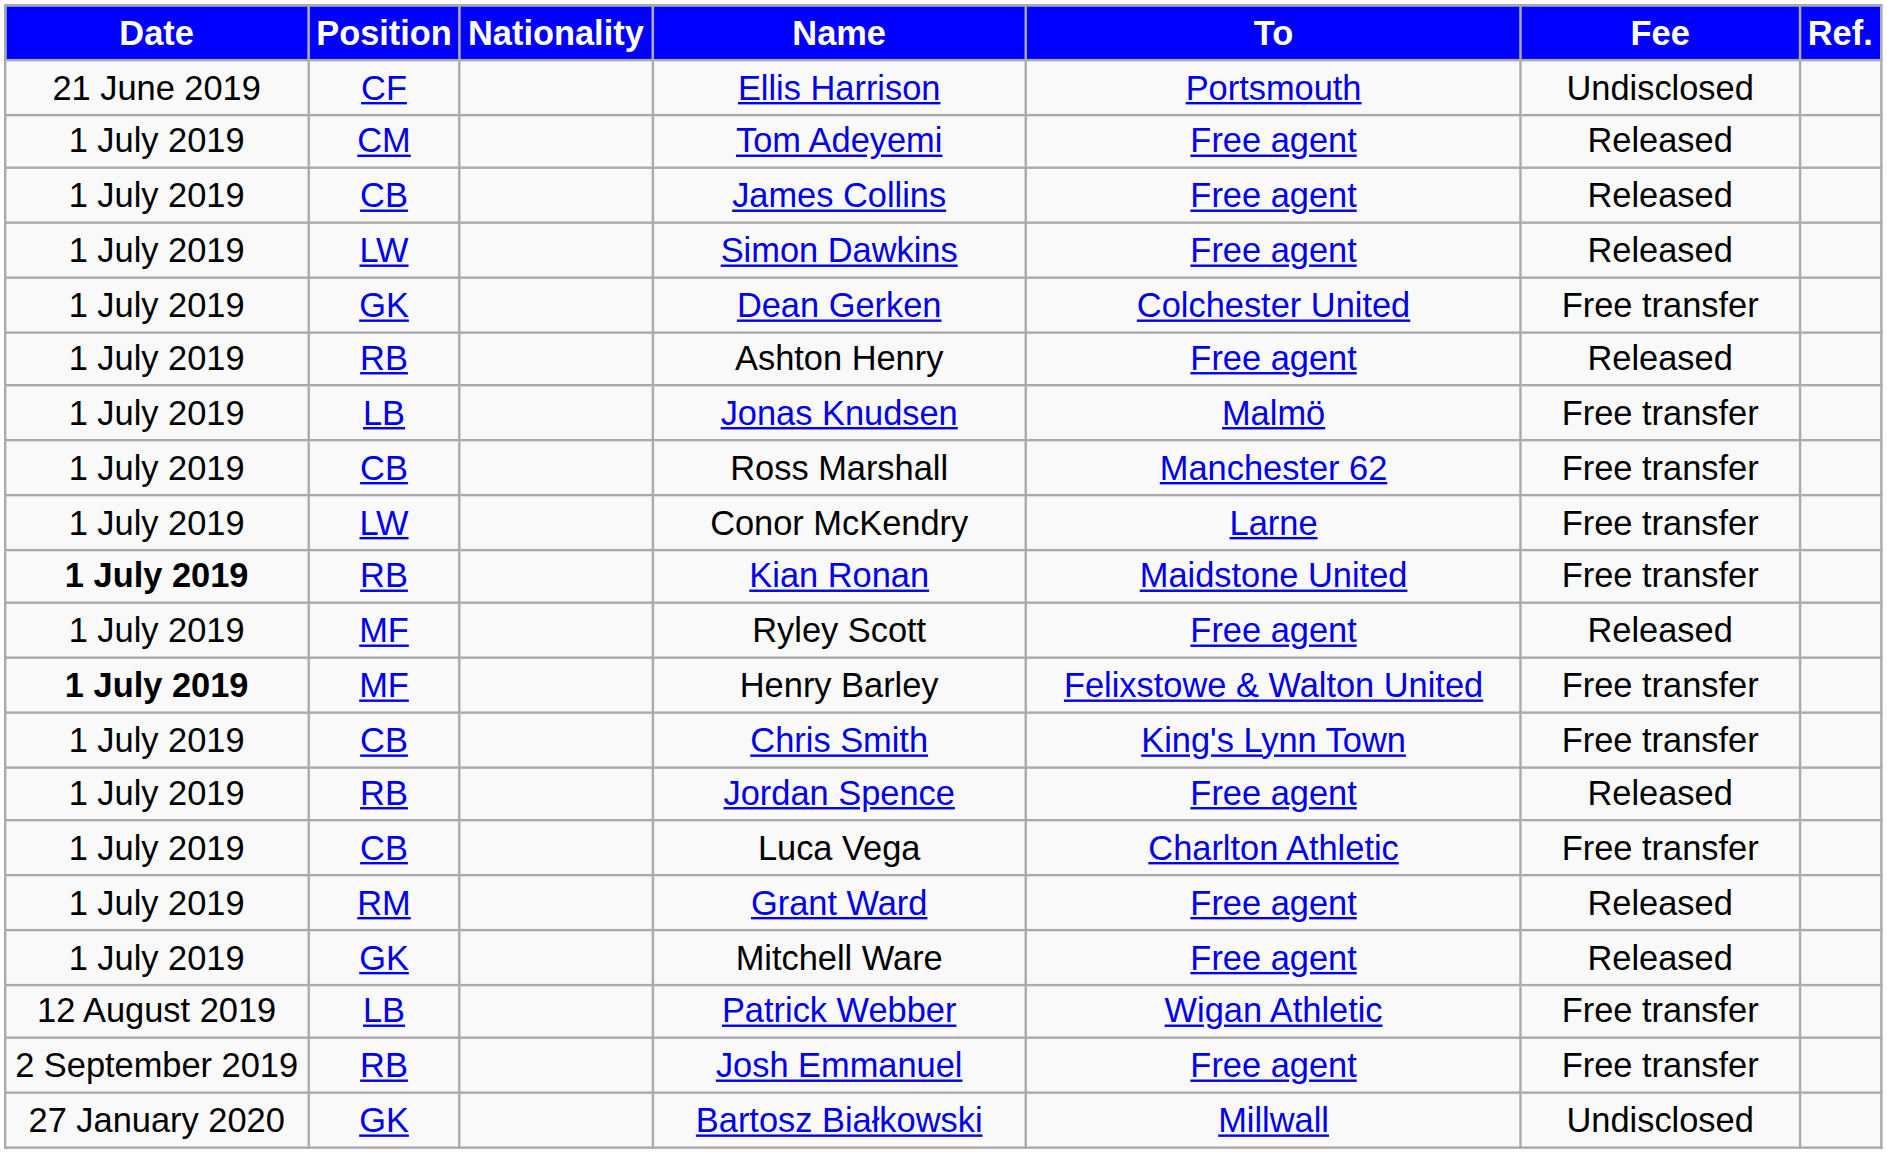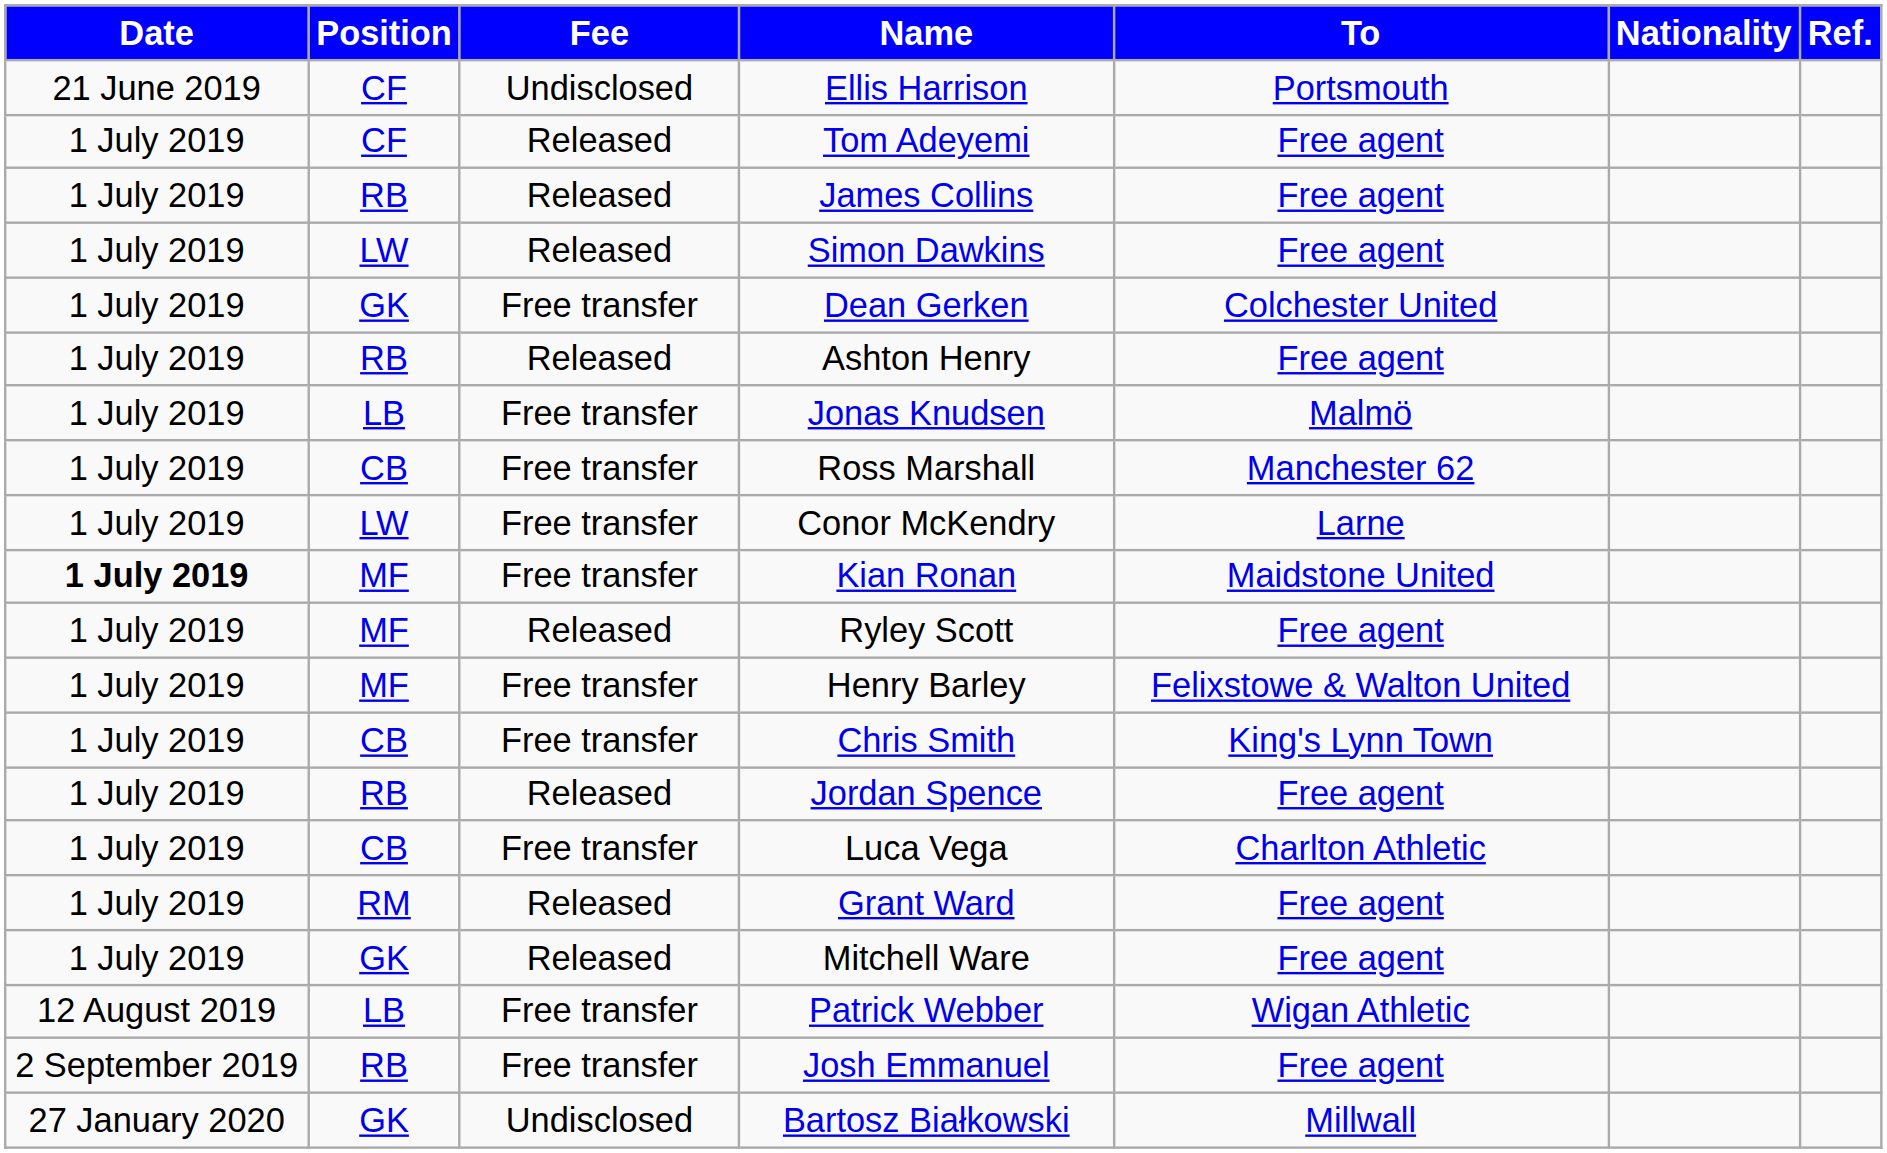columns swapped: (556, 33) <-> (1660, 33)
(384, 142) CM -> (384, 142) CF
(384, 196) CB -> (384, 196) RB
(384, 576) RB -> (384, 576) MF
(157, 685) bold -> (157, 685) normal
